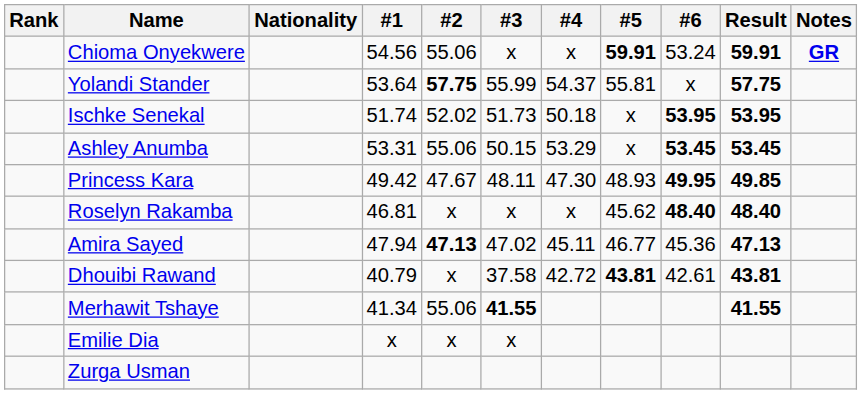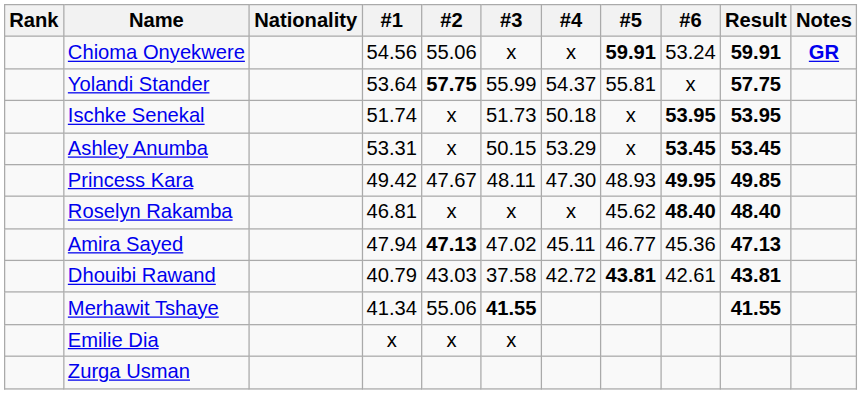(452, 116) 52.02 -> (452, 116) x
(452, 148) 55.06 -> (452, 148) x
(452, 276) x -> (452, 276) 43.03
